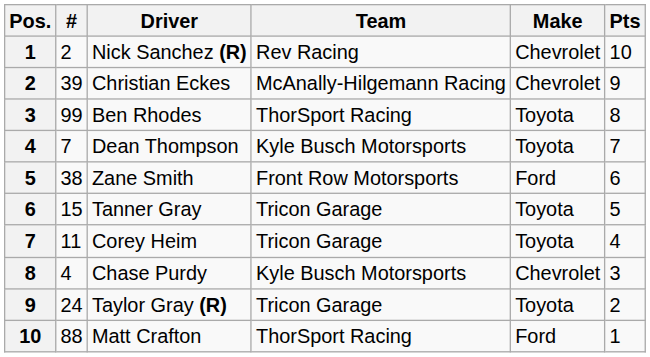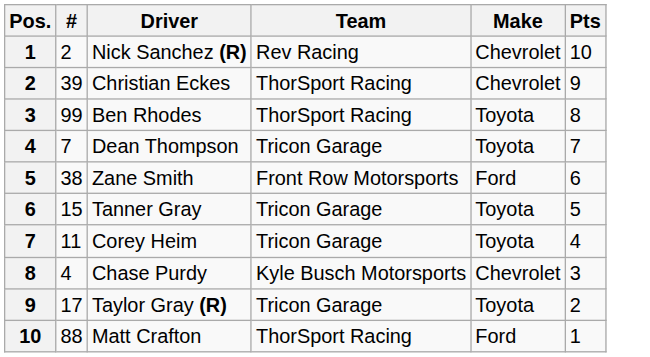(381, 84) McAnally-Hilgemann Racing -> (334, 84) ThorSport Racing
(361, 147) Kyle Busch Motorsports -> (319, 147) Tricon Garage
(72, 304) 24 -> (72, 304) 17
